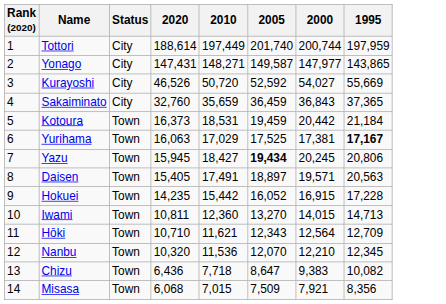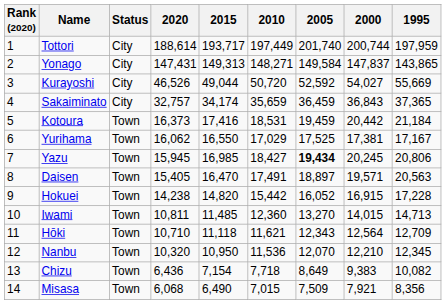+ column: (223, 20)
(272, 64) 149,587 -> (320, 64) 149,584
(320, 64) 147,977 -> (368, 64) 147,837
(172, 102) 32,760 -> (172, 102) 32,757
(172, 139) 16,063 -> (172, 139) 16,062
(365, 139) bold -> (413, 139) normal
(172, 196) 14,235 -> (172, 196) 14,238
(265, 271) 8,647 -> (313, 271) 8,649
